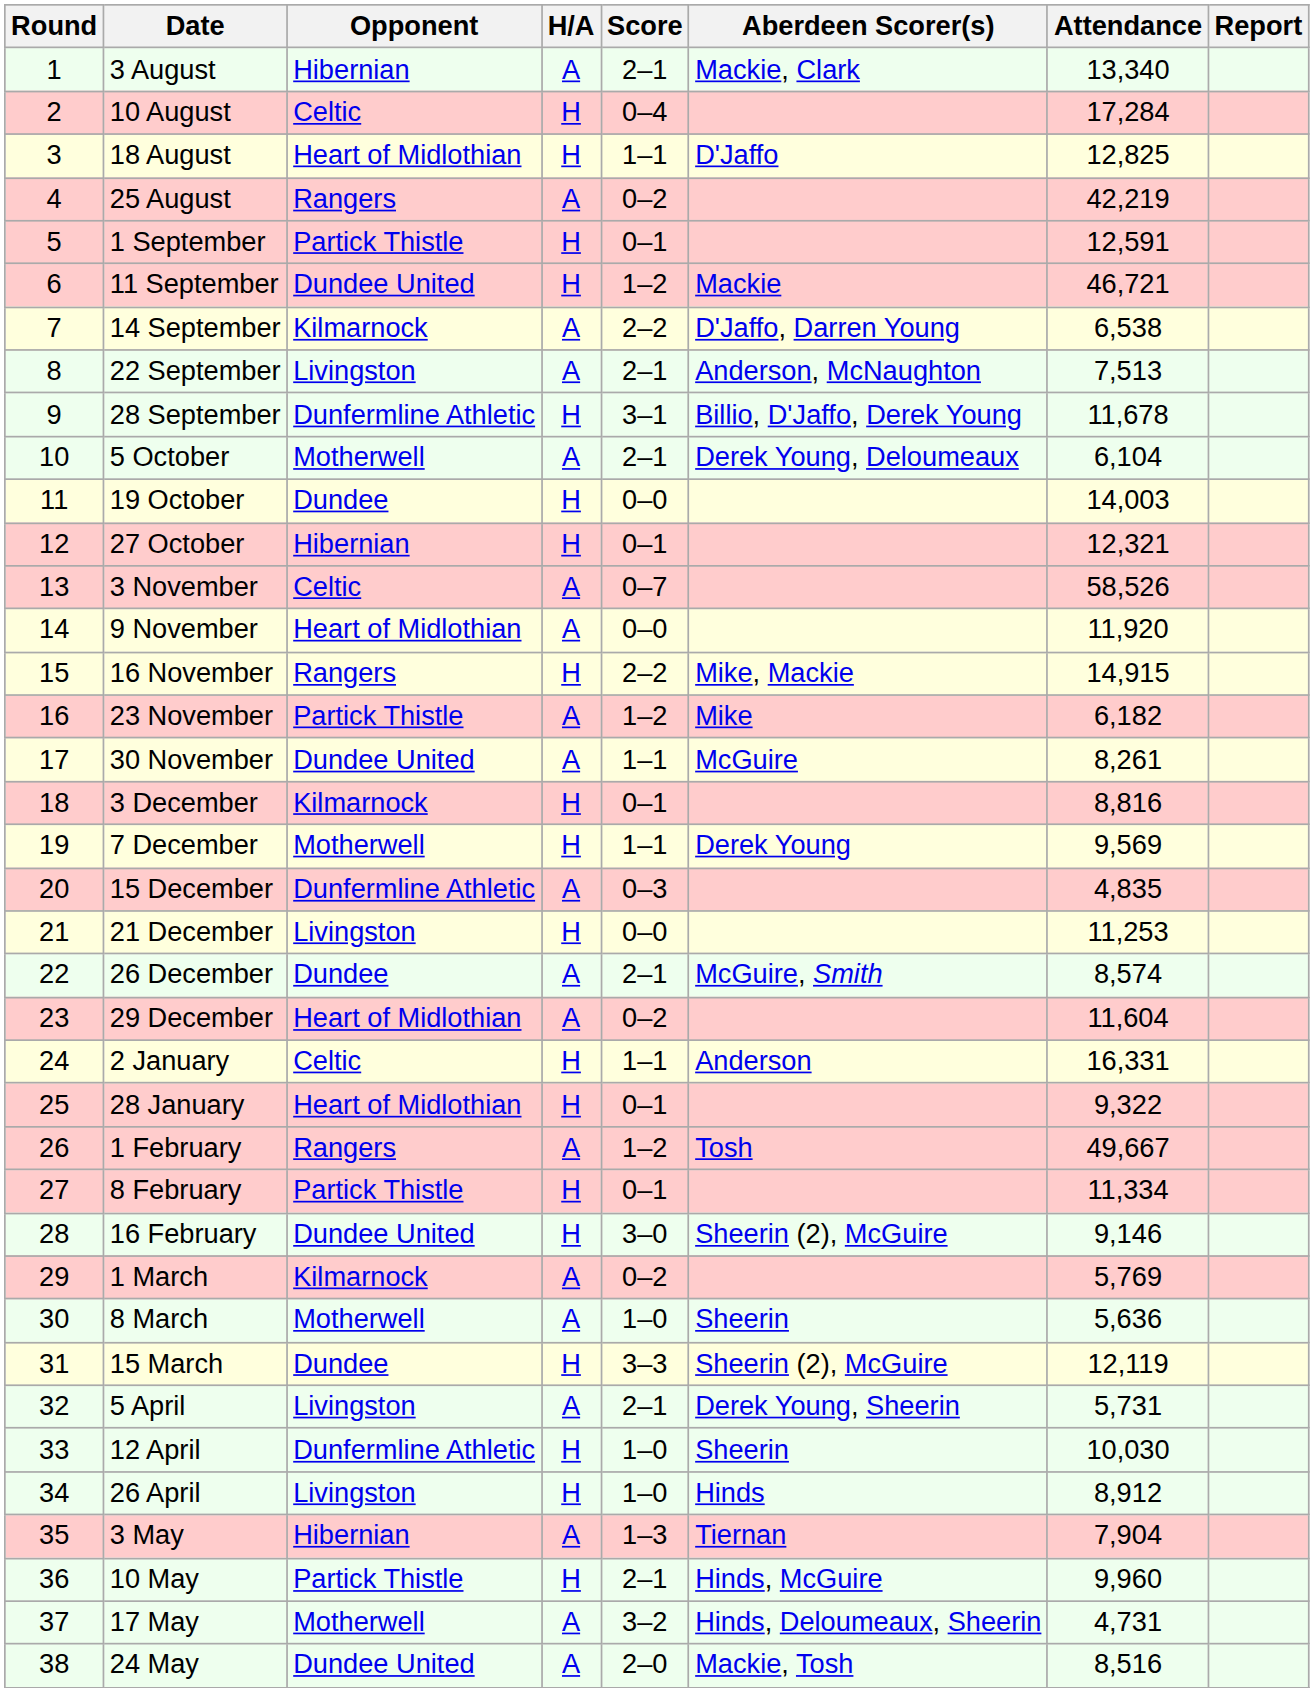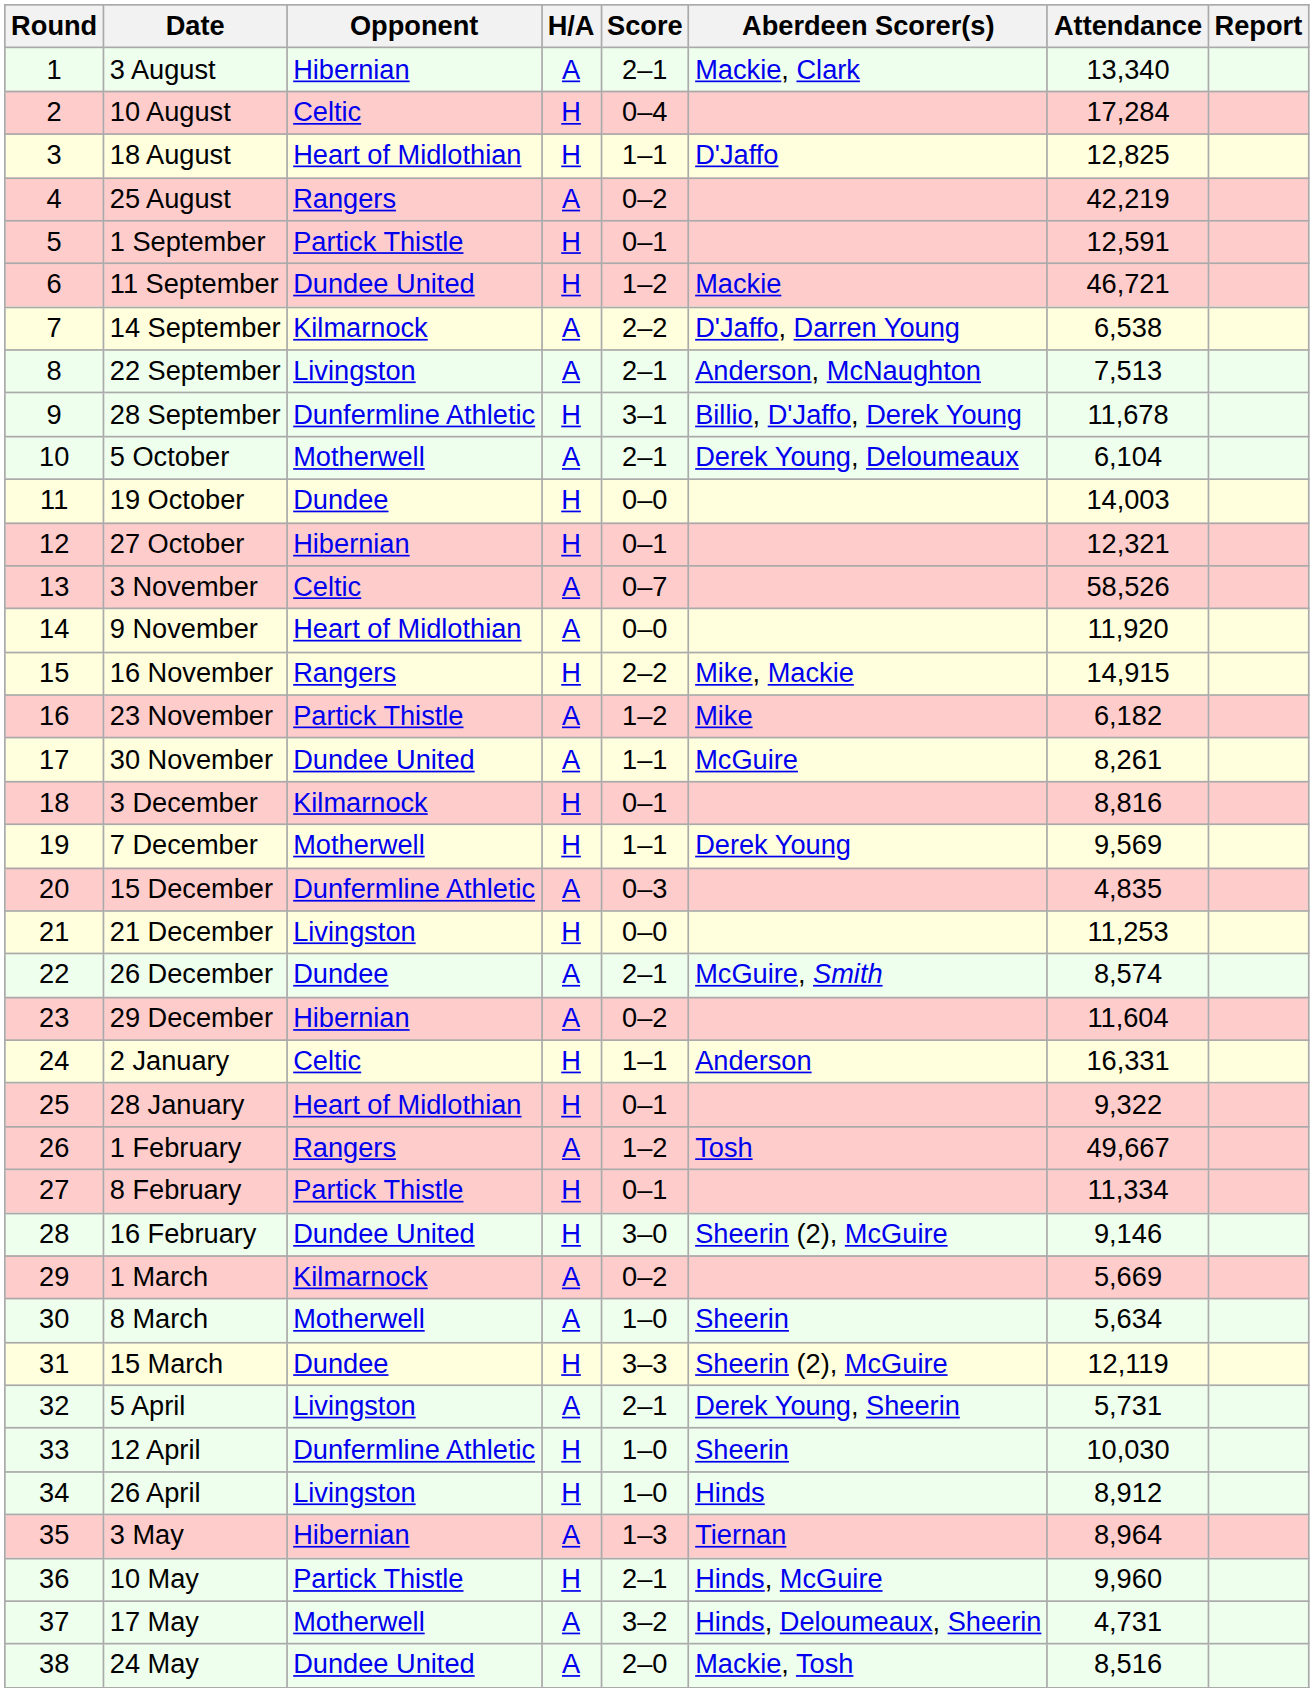(407, 1018) Heart of Midlothian -> (351, 1018) Hibernian
(1128, 1277) 5,769 -> (1128, 1277) 5,669
(1128, 1320) 5,636 -> (1128, 1320) 5,634
(1128, 1535) 7,904 -> (1128, 1535) 8,964
